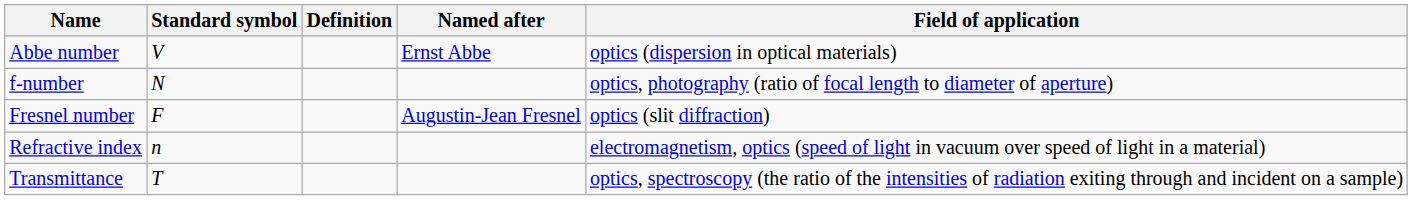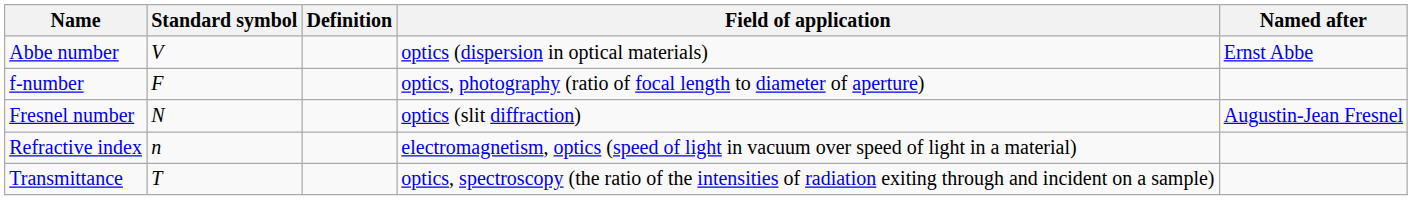columns swapped: (491, 20) <-> (997, 20)
(158, 83) N -> (157, 83) F
(157, 115) F -> (158, 115) N
